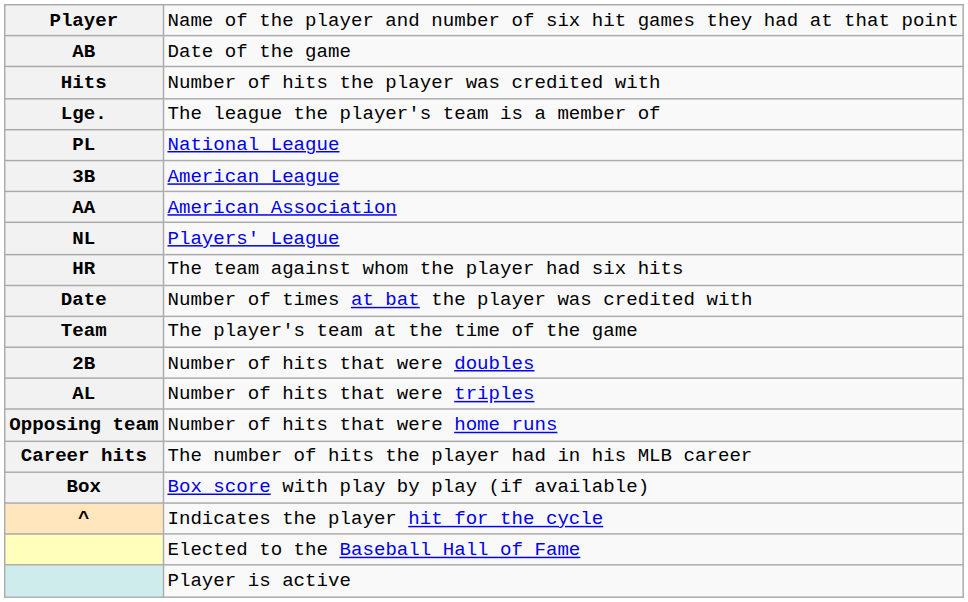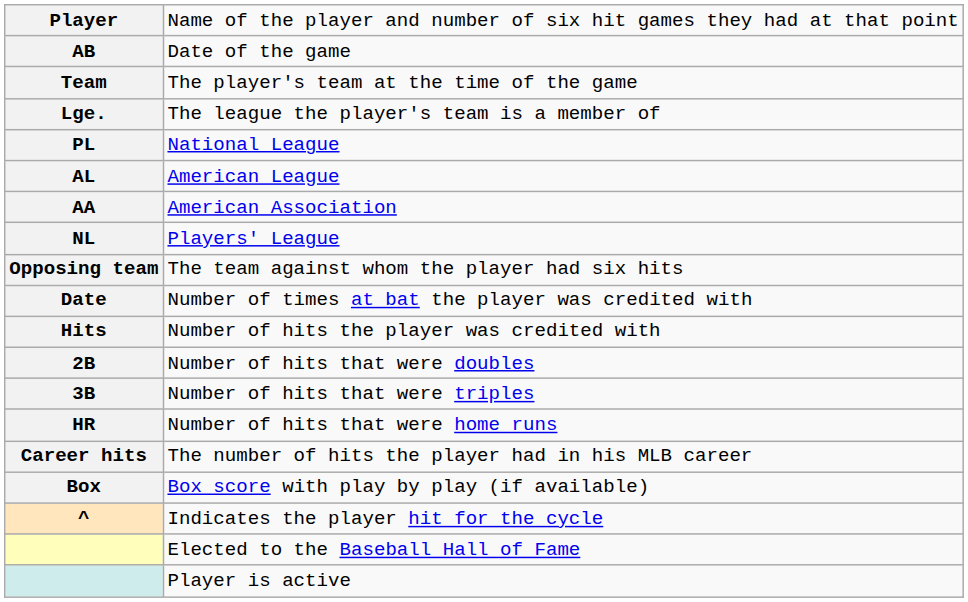rows swapped: (403, 332) <-> (414, 83)
(84, 176) 3B -> (84, 176) AL
(84, 269) HR -> (84, 269) Opposing team
(84, 394) AL -> (84, 394) 3B
(84, 425) Opposing team -> (84, 425) HR
